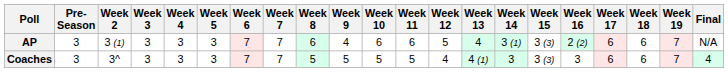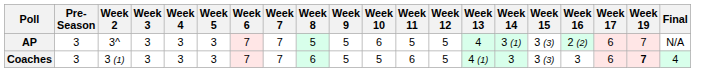- column: (644, 19)
(114, 42) 3 (1) -> (114, 42) 3^
(313, 42) 6 -> (313, 42) 5
(346, 42) 4 -> (346, 42) 5
(412, 42) 6 -> (412, 42) 5
(114, 59) 3^ -> (114, 59) 3 (1)
(313, 59) 5 -> (313, 59) 6
(412, 59) 5 -> (412, 59) 6
(445, 59) 4 -> (445, 59) 5
(677, 59) normal -> (644, 59) bold
